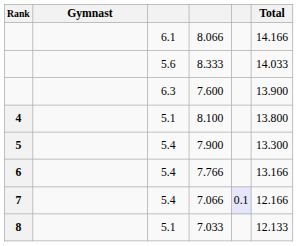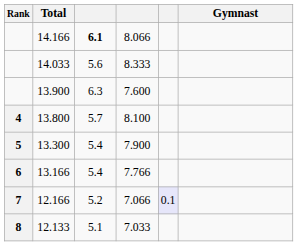columns swapped: (90, 13) <-> (272, 13)
(168, 36) normal -> (95, 36) bold
(168, 118) 5.1 -> (95, 118) 5.7
(168, 200) 5.4 -> (95, 200) 5.2
